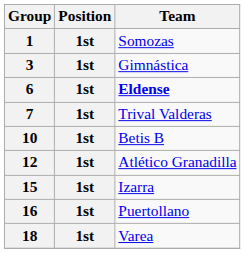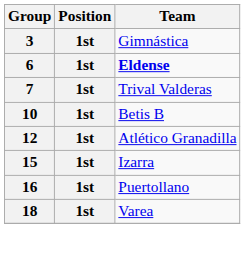- row: (30, 41)
